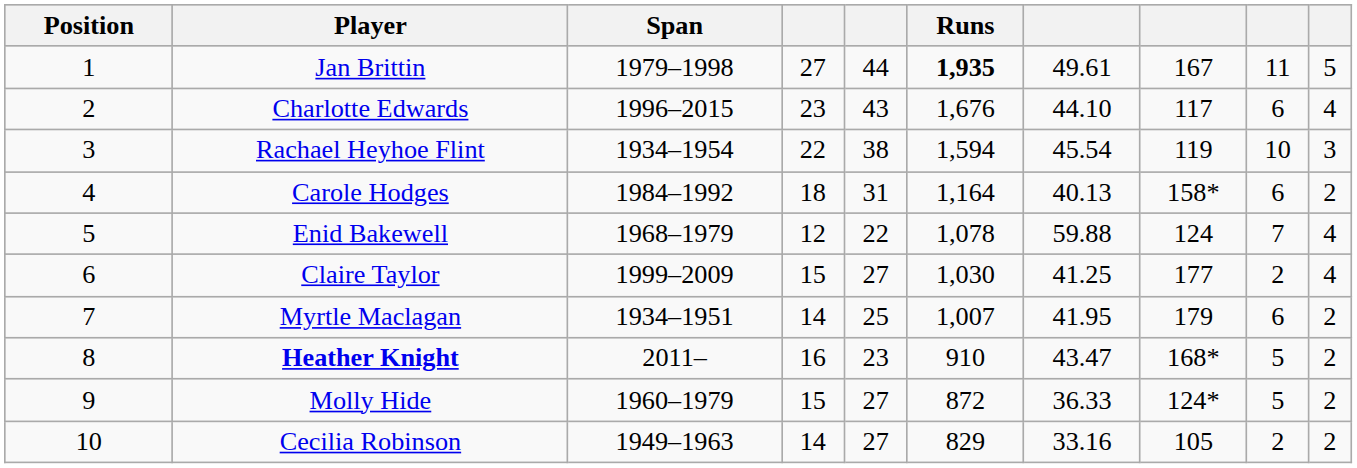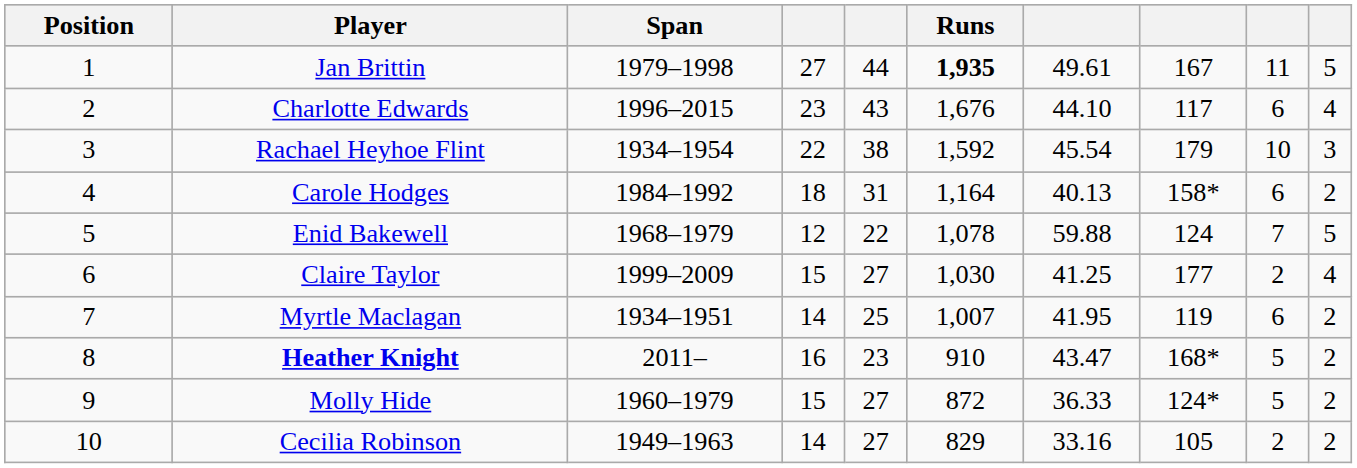(965, 150) 1,594 -> (965, 150) 1,592
(1193, 150) 119 -> (1193, 150) 179
(1330, 233) 4 -> (1330, 233) 5
(1193, 316) 179 -> (1193, 316) 119
